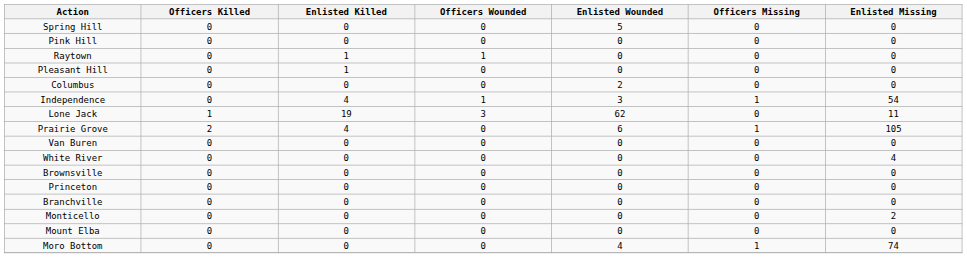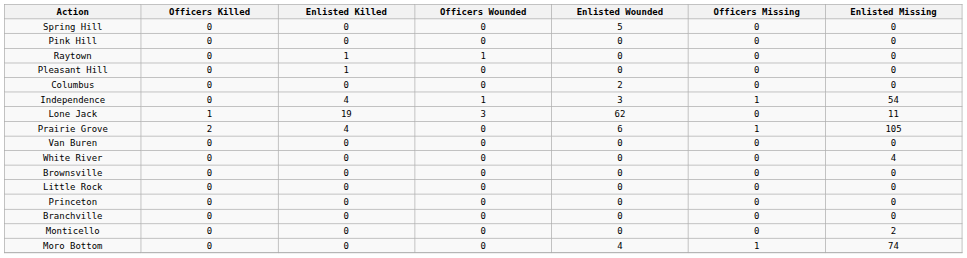+ row: (73, 187)
- row: (73, 231)
